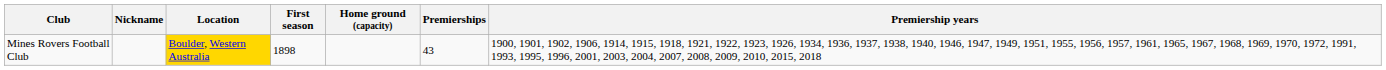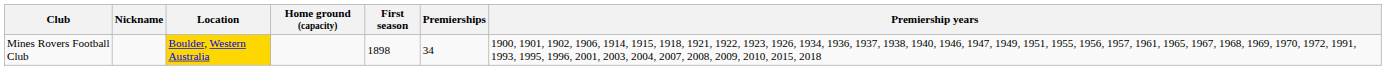columns swapped: (373, 19) <-> (298, 19)
(428, 50) 43 -> (428, 50) 34
